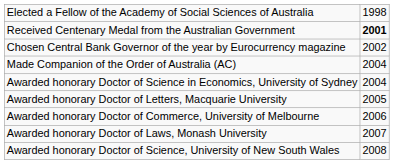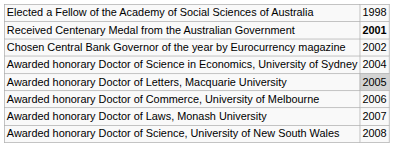- row: (127, 64)
(375, 99) no background -> (375, 82) lightgrey background
